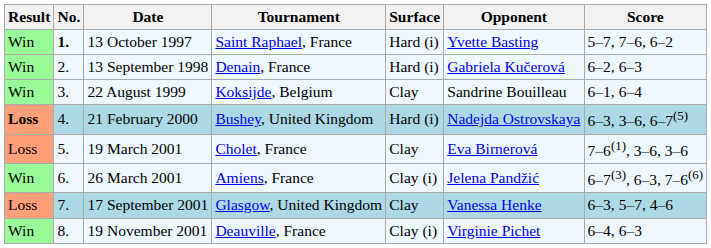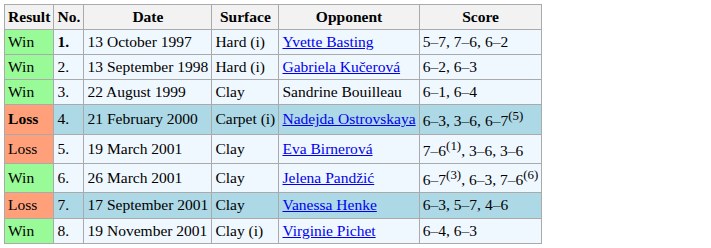- column: (299, 16)
(414, 119) Hard (i) -> (245, 119) Carpet (i)
(413, 178) Clay (i) -> (230, 178) Clay
